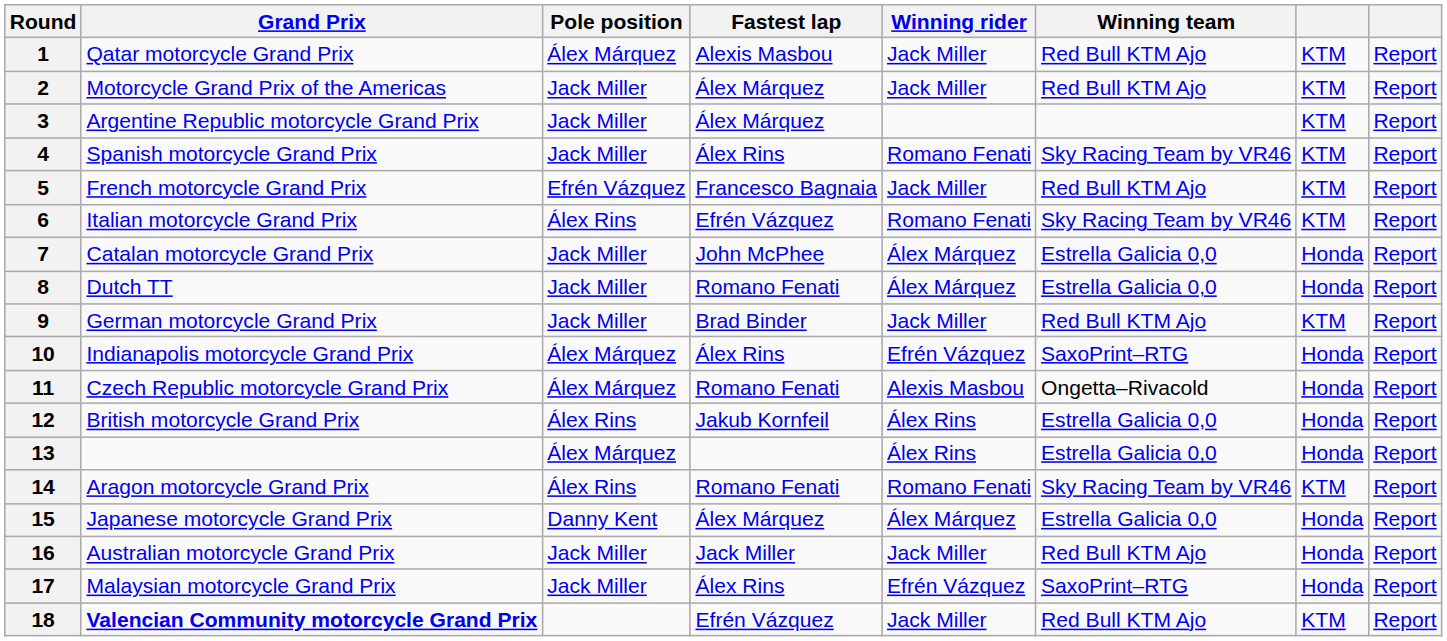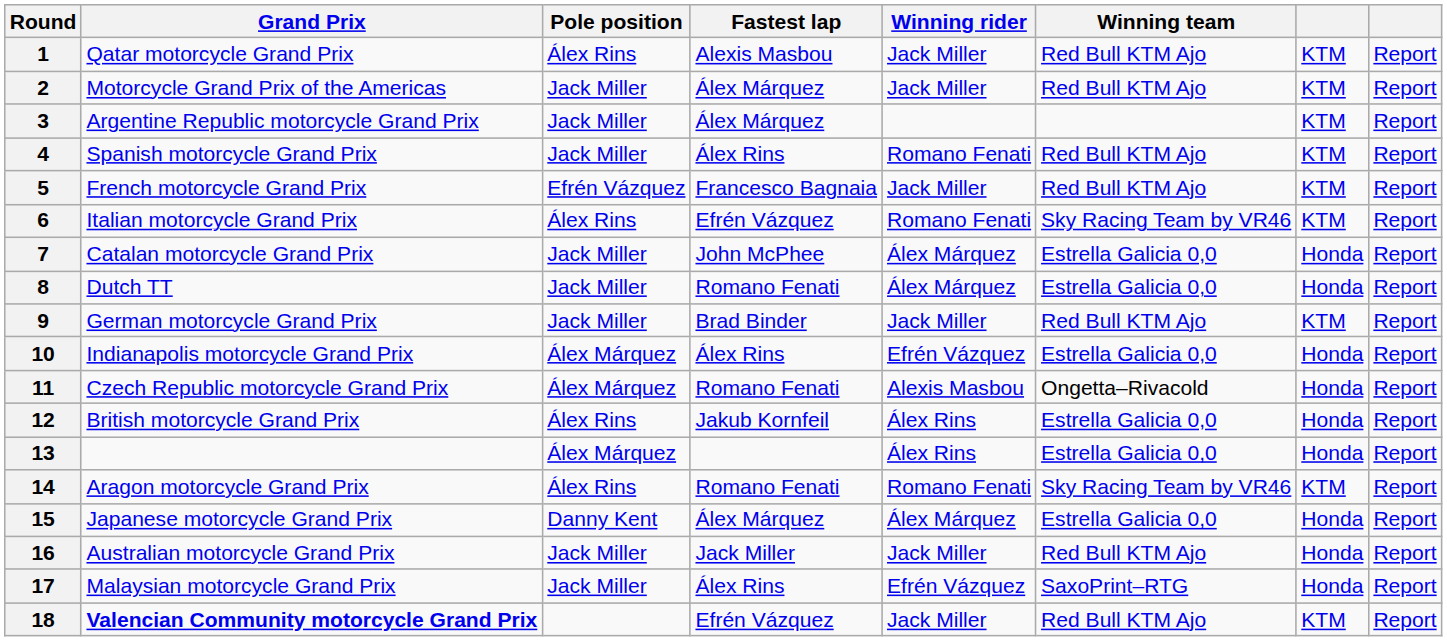(612, 54) Álex Márquez -> (592, 54) Álex Rins
(1166, 154) Sky Racing Team by VR46 -> (1124, 154) Red Bull KTM Ajo
(1115, 353) SaxoPrint–RTG -> (1129, 353) Estrella Galicia 0,0
